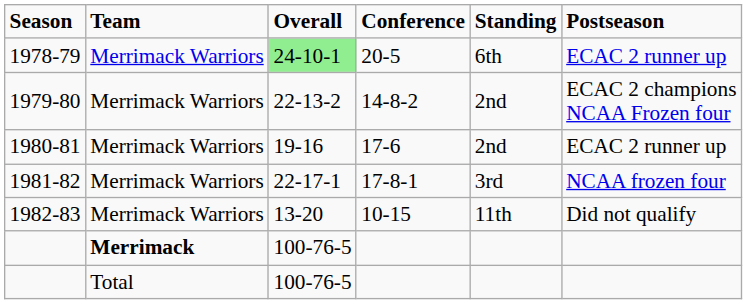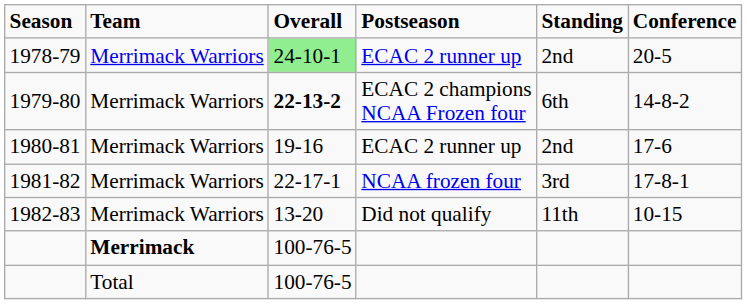columns swapped: (413, 21) <-> (615, 21)
(488, 55) 6th -> (557, 55) 2nd
(307, 100) normal -> (307, 100) bold
(491, 100) 2nd -> (555, 100) 6th
